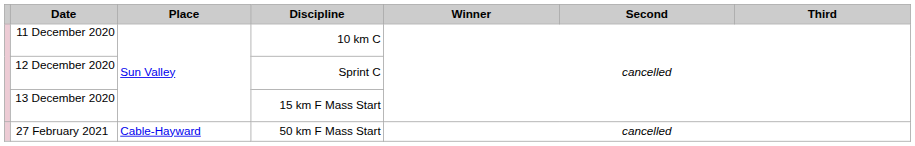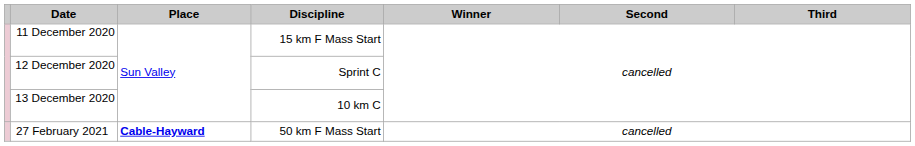(359, 39) 10 km C -> (330, 39) 15 km F Mass Start
(330, 105) 15 km F Mass Start -> (359, 105) 10 km C
(161, 131) normal -> (162, 131) bold
